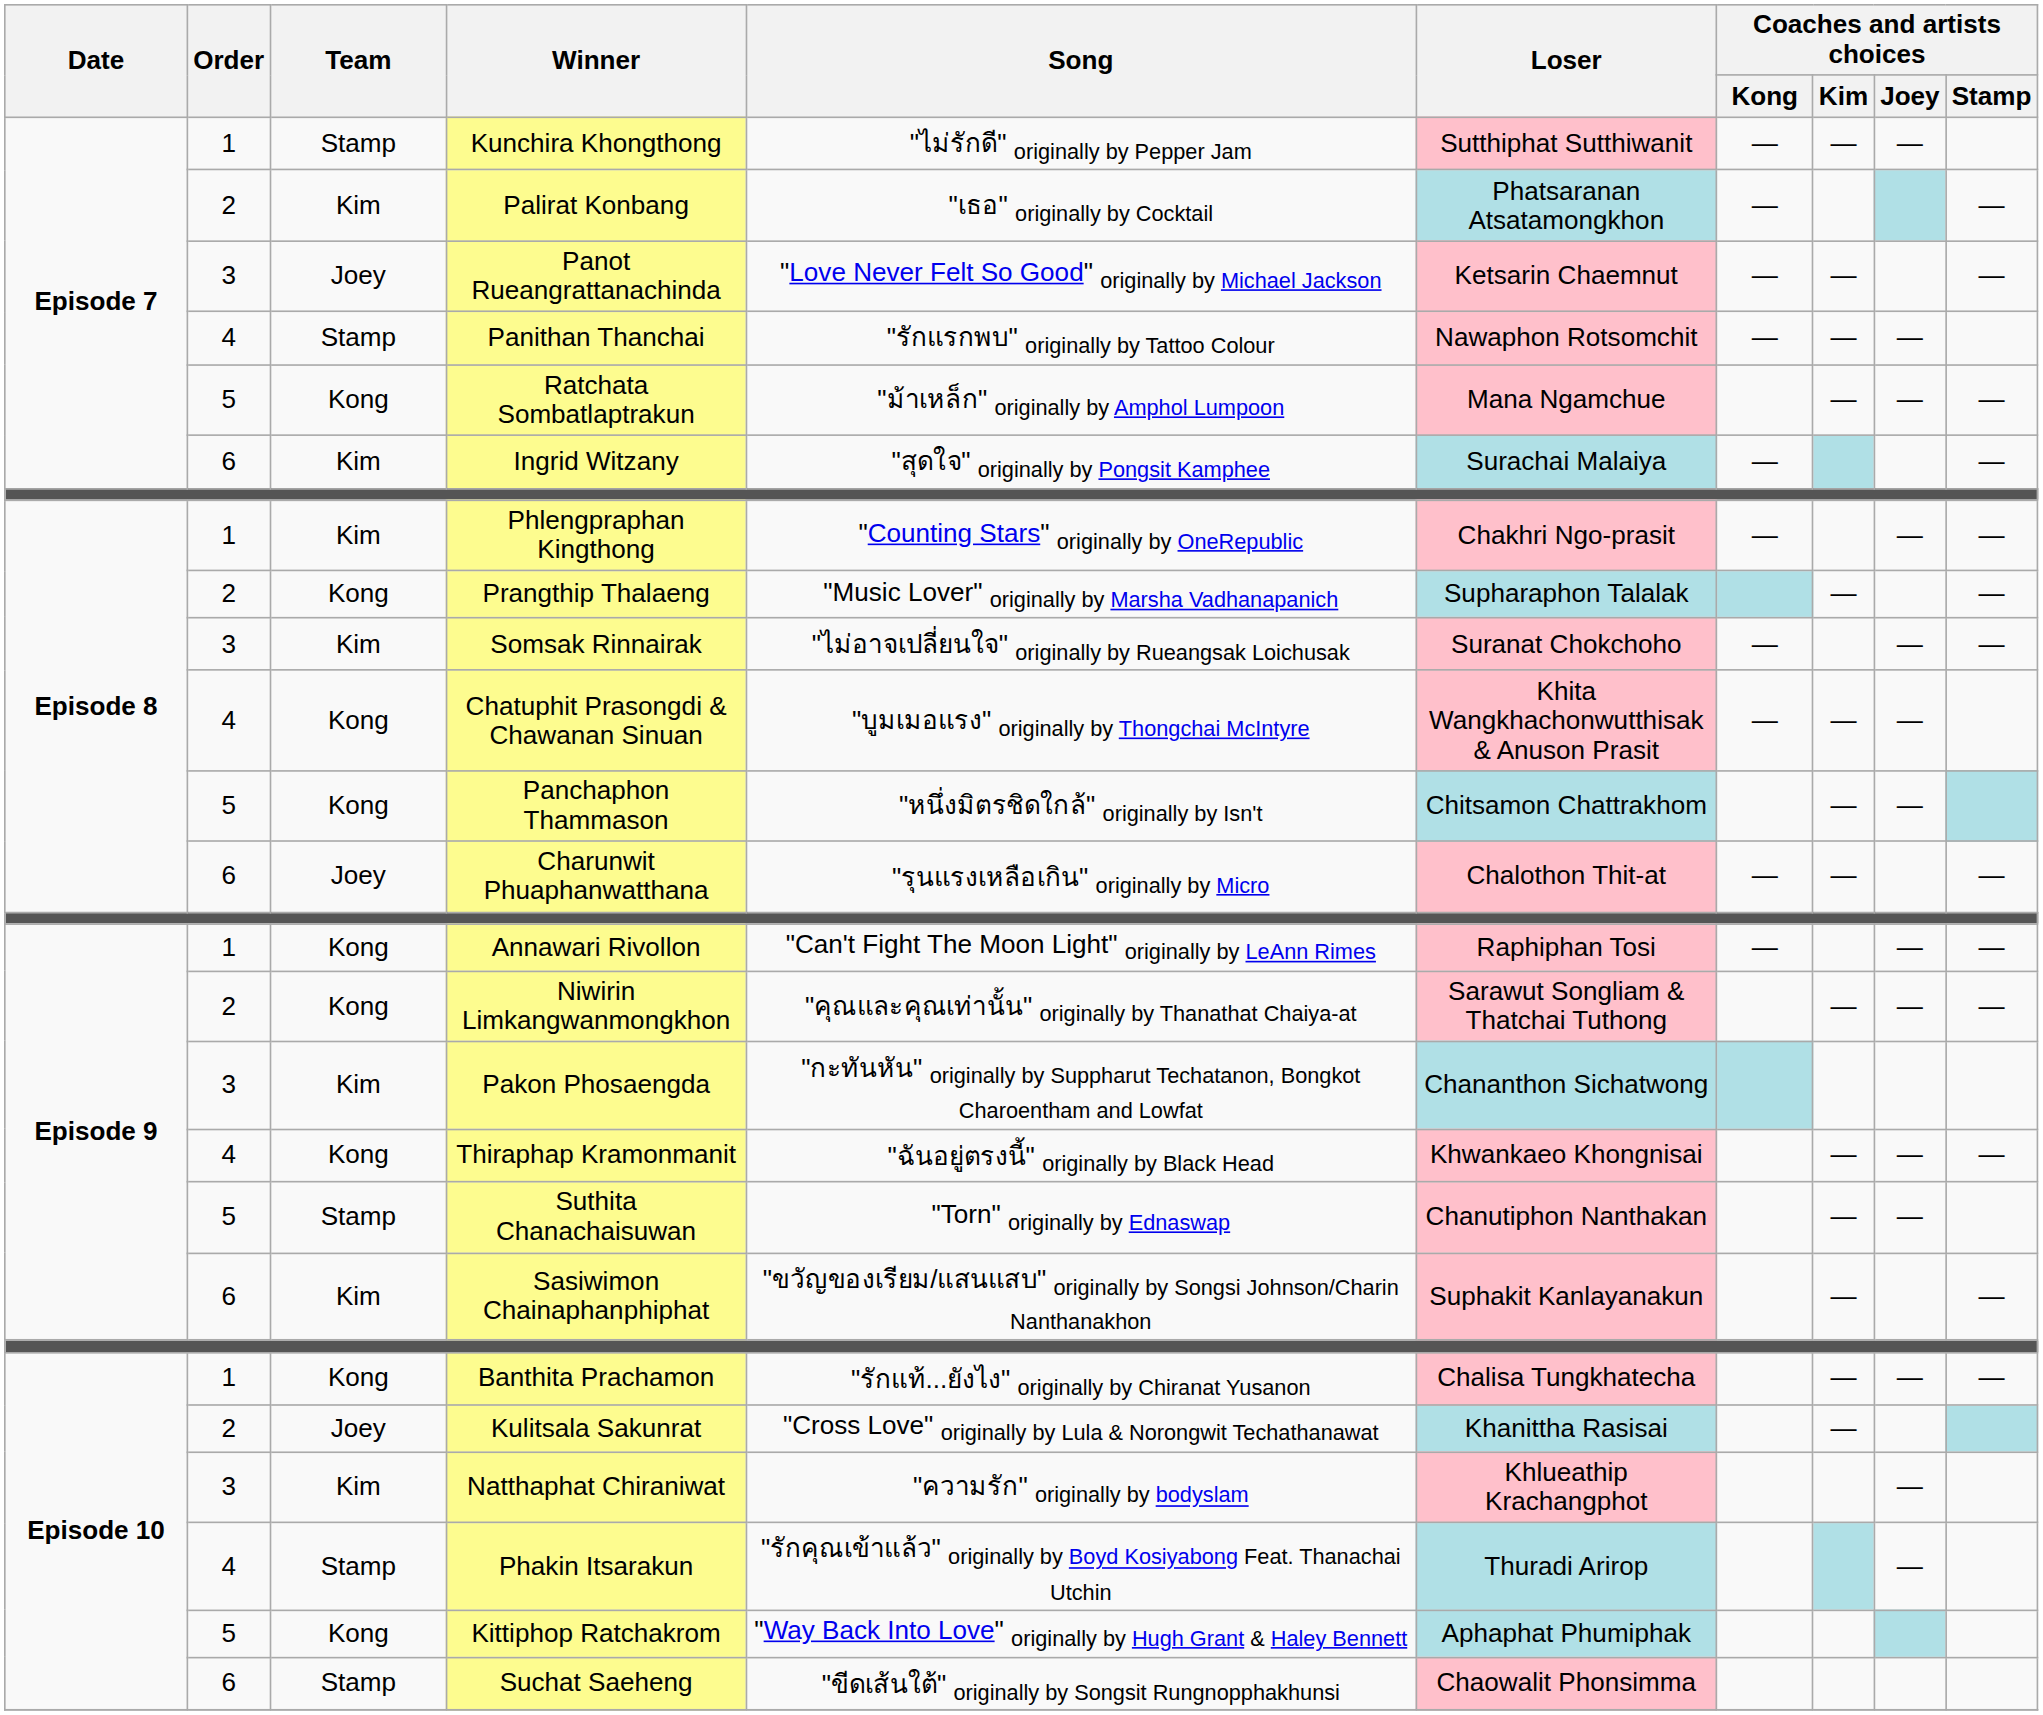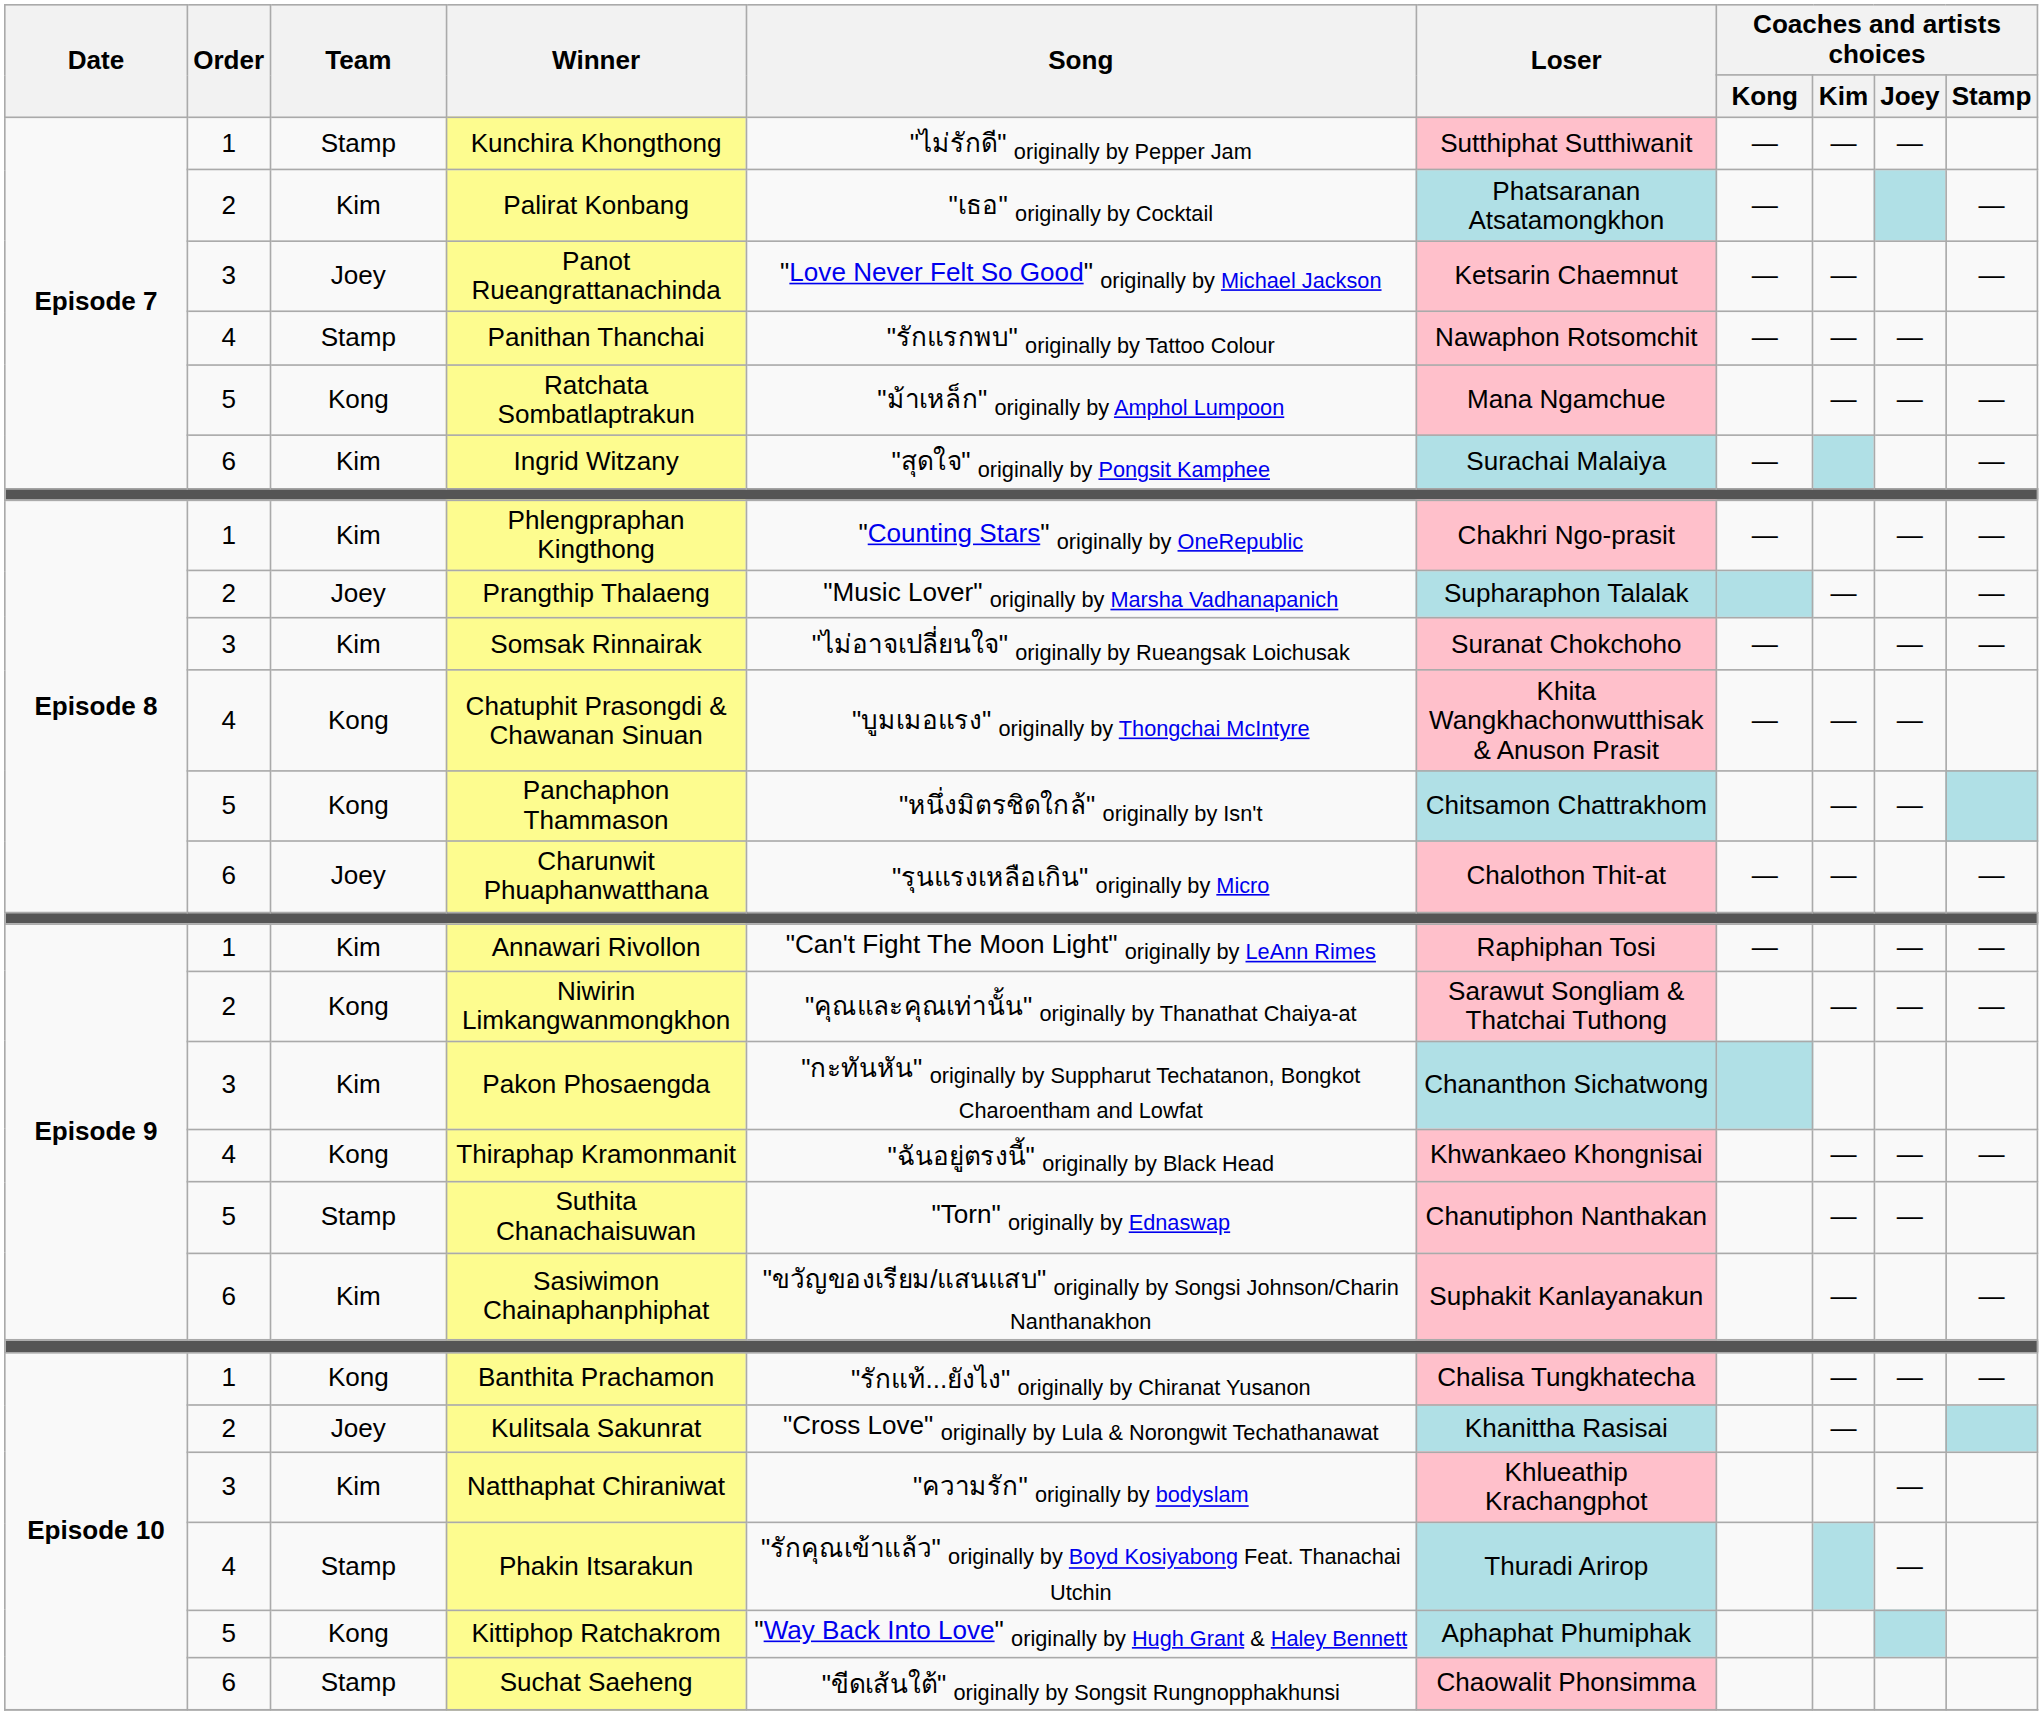(358, 593) Kong -> (358, 593) Joey
(358, 946) Kong -> (358, 946) Kim
